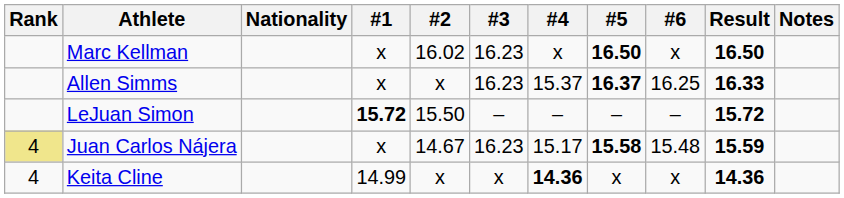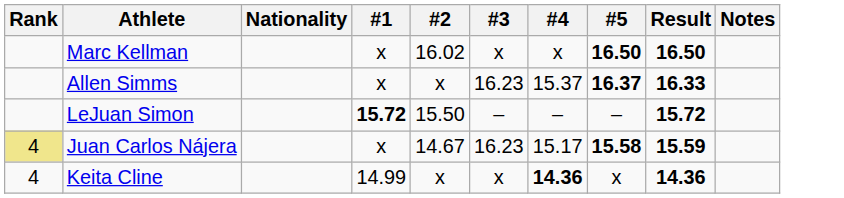- column: (675, 20)
(499, 51) 16.23 -> (499, 51) x
